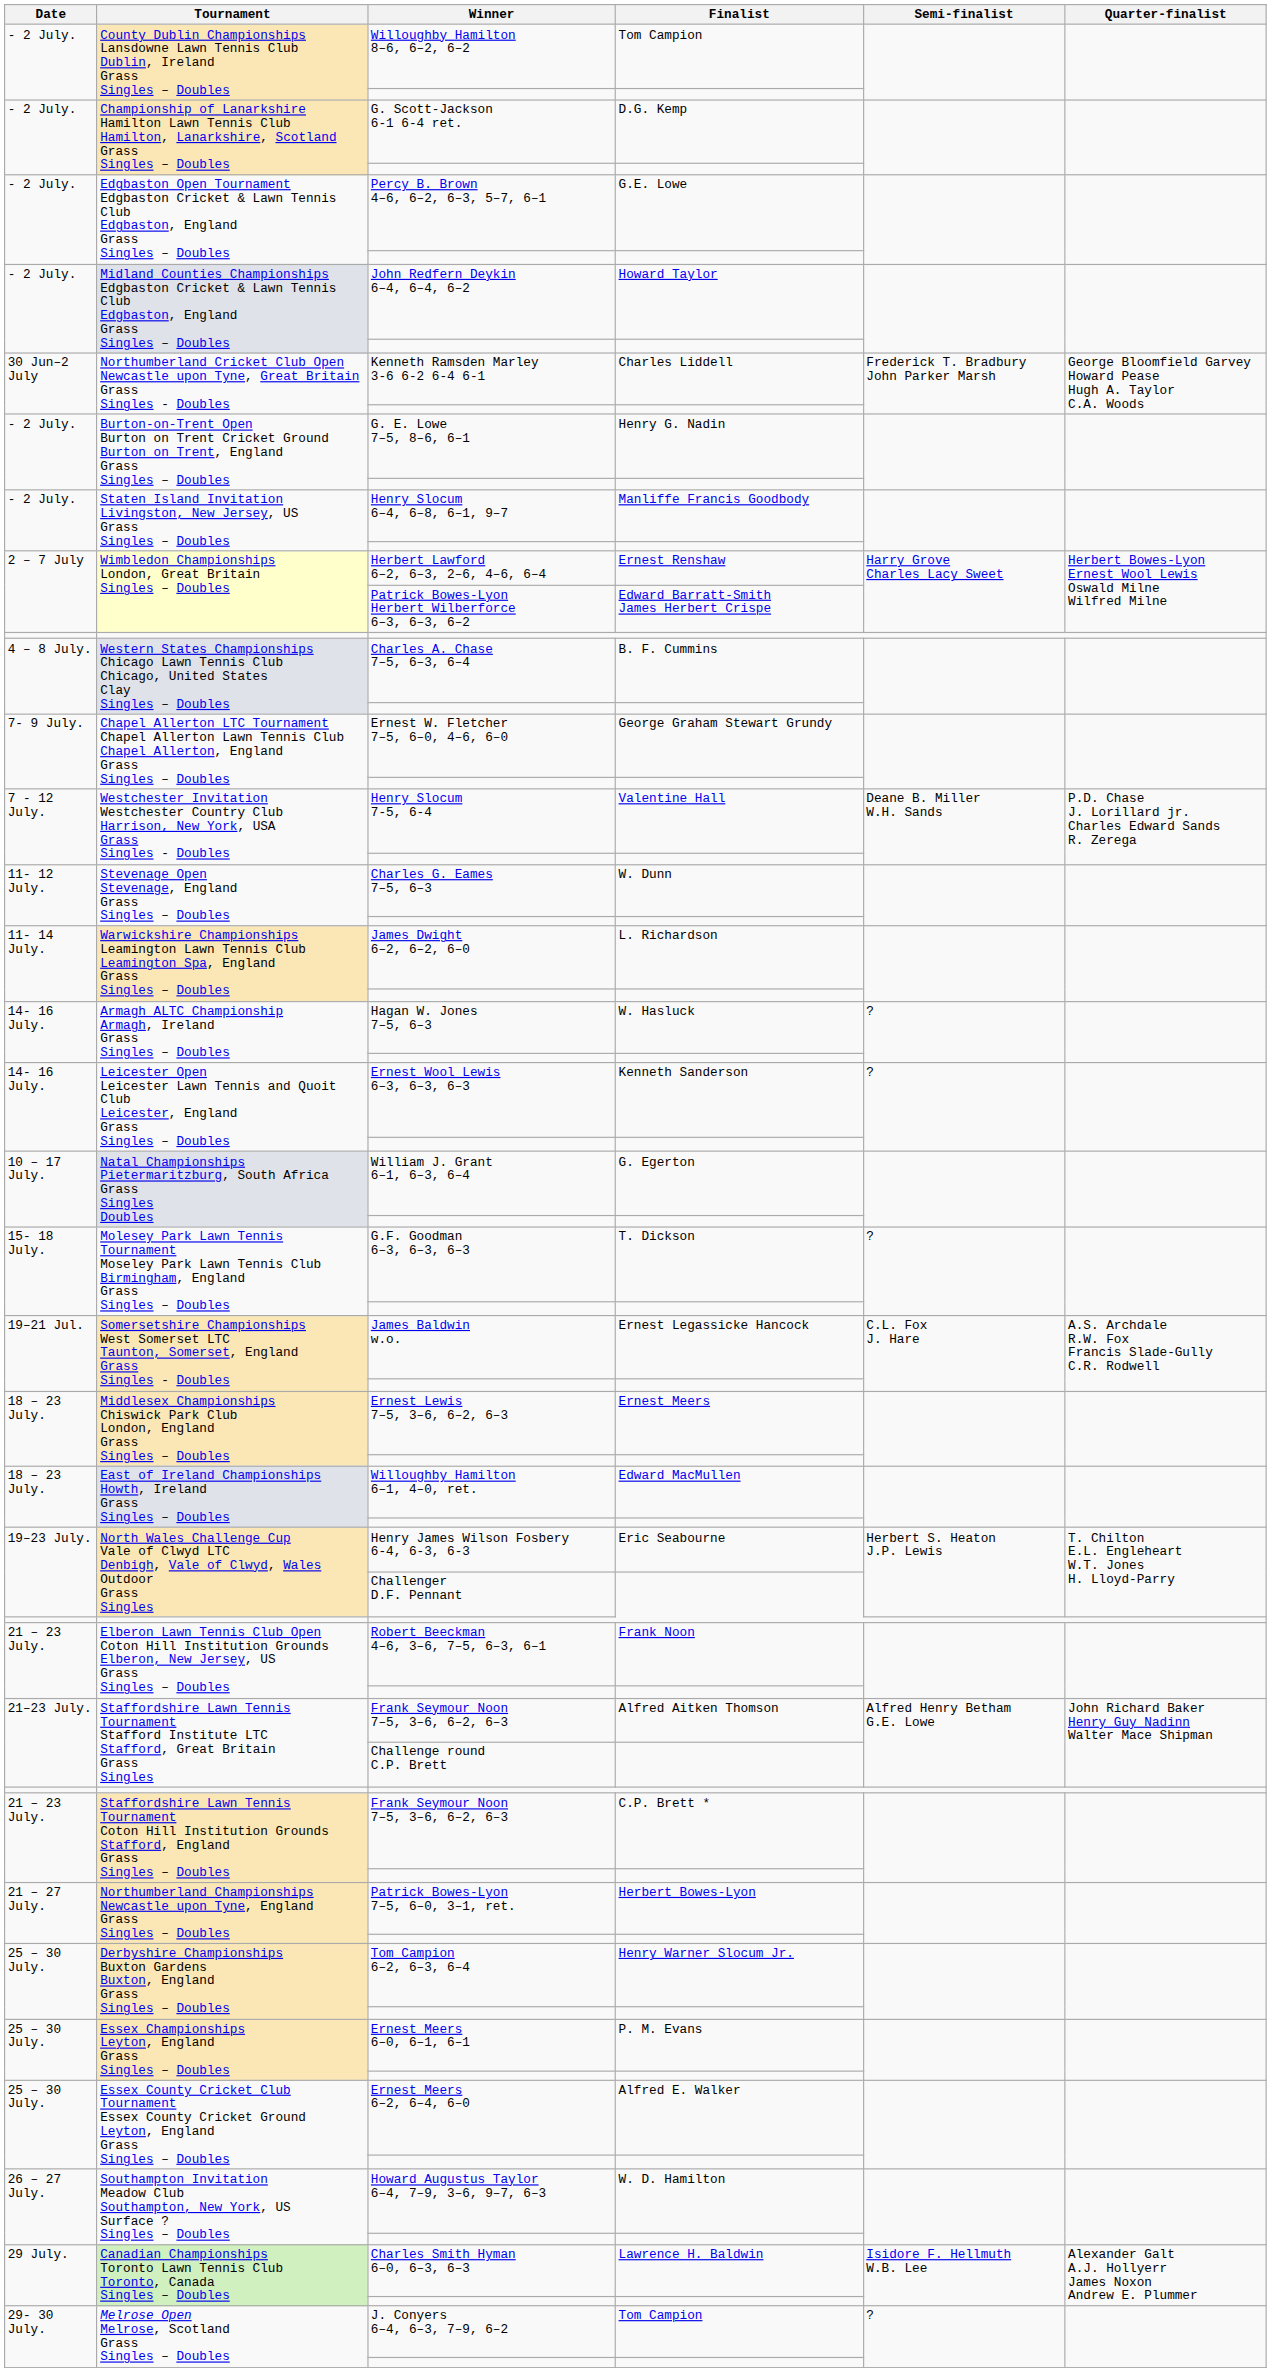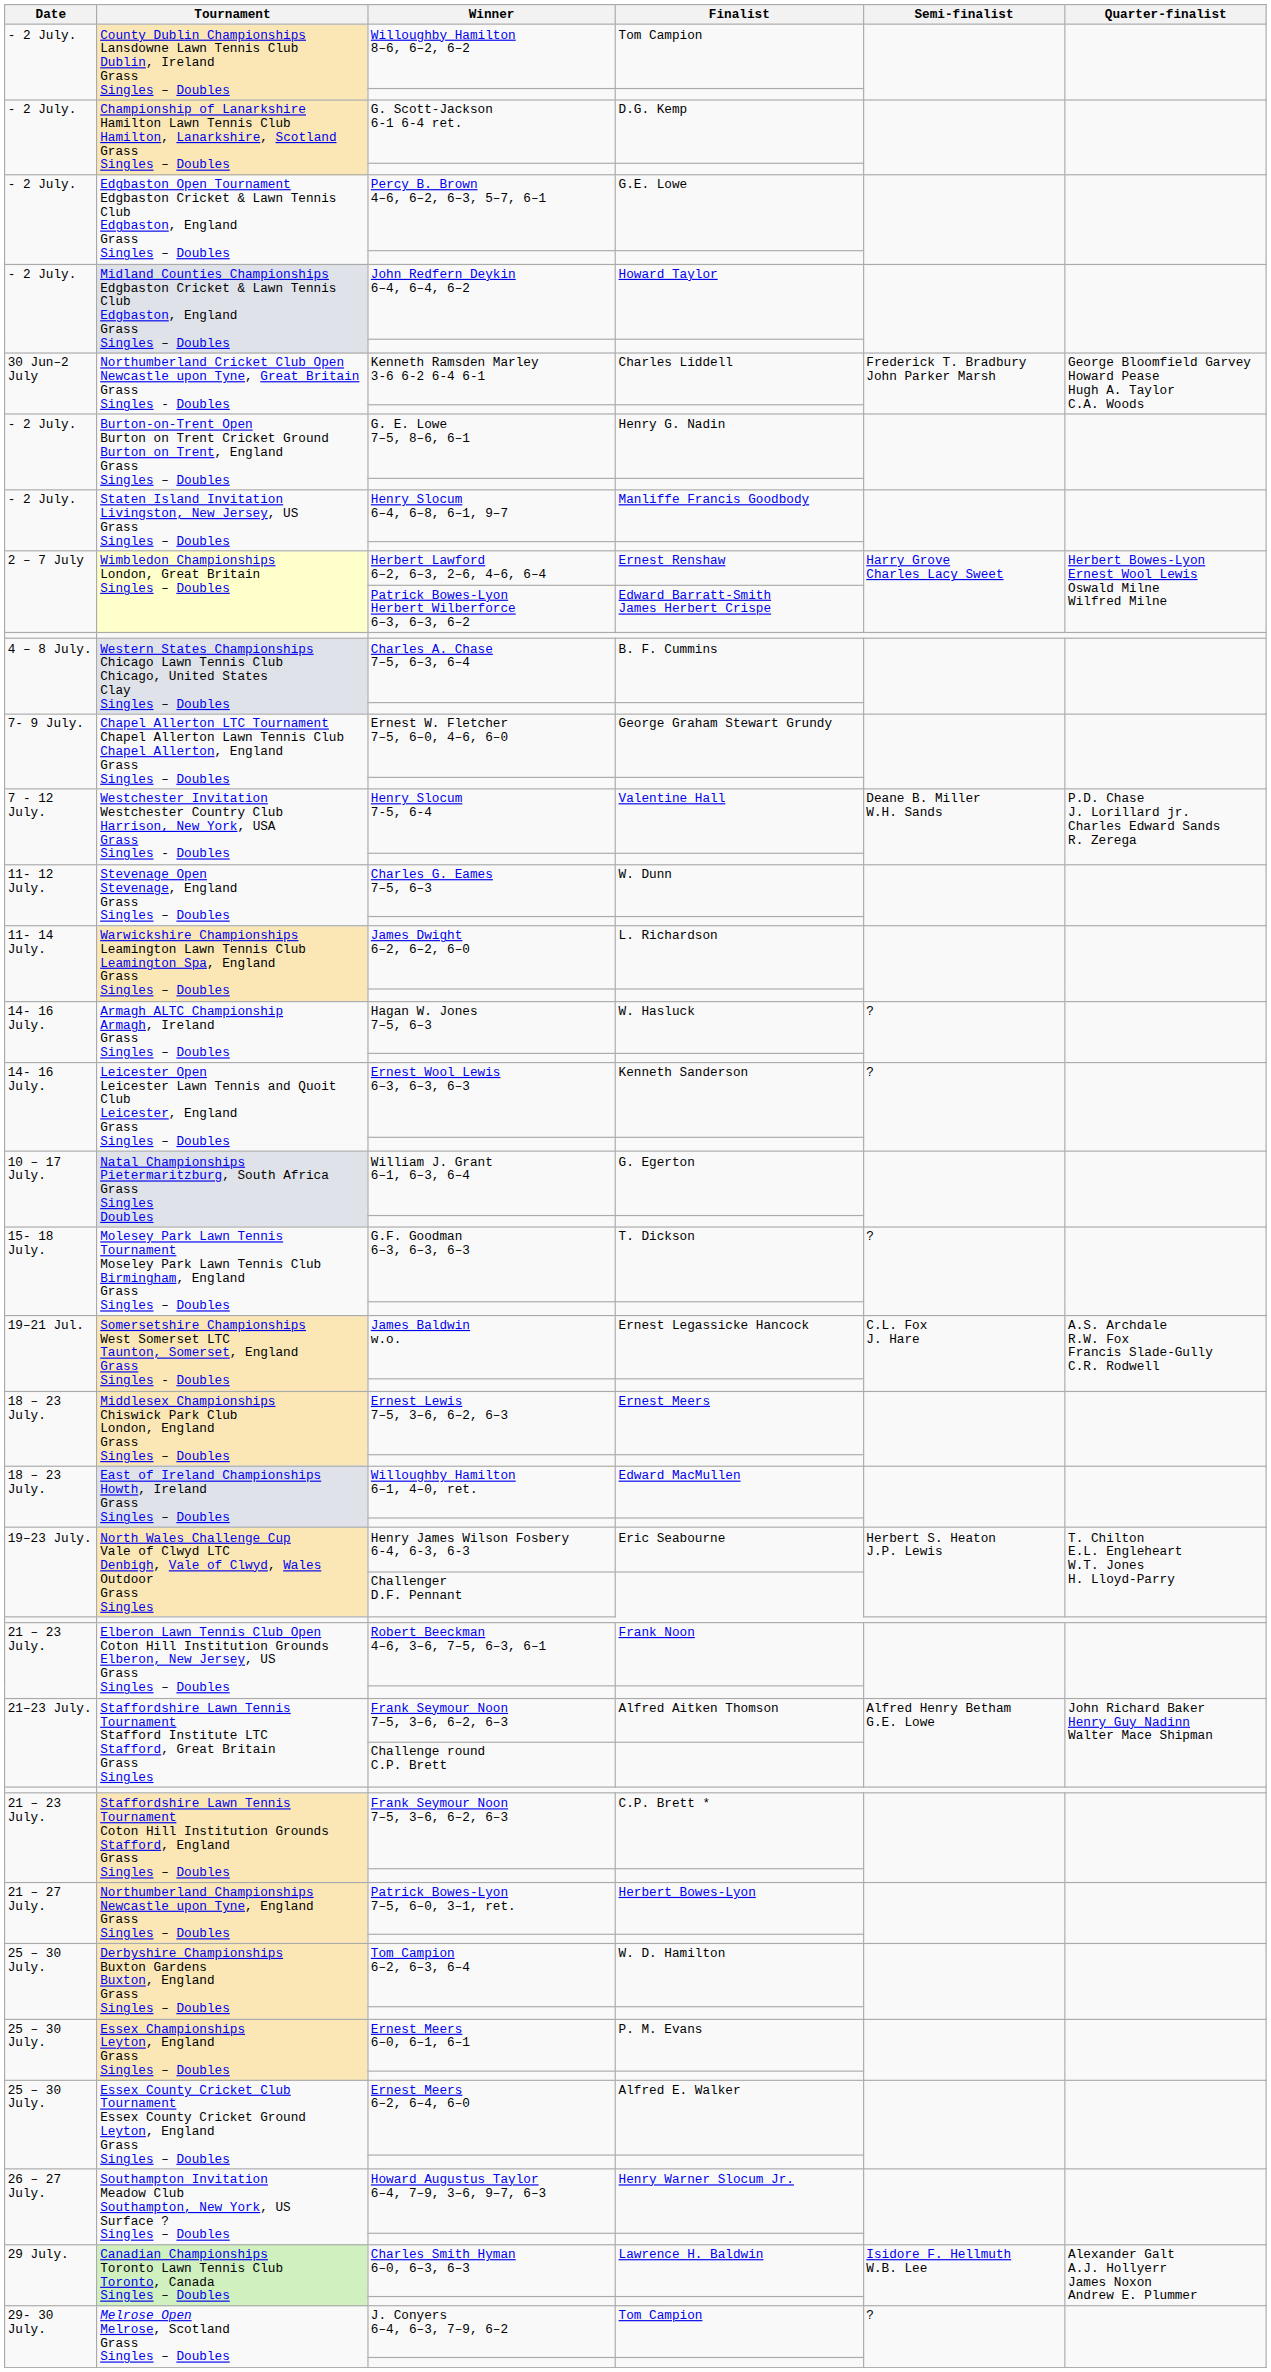(706, 1954) Henry Warner Slocum Jr. -> (672, 1954) W. D. Hamilton
(672, 2179) W. D. Hamilton -> (706, 2179) Henry Warner Slocum Jr.
